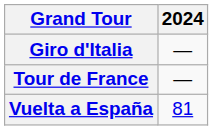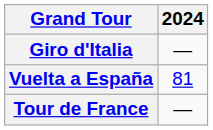rows swapped: (81, 79) <-> (81, 109)
